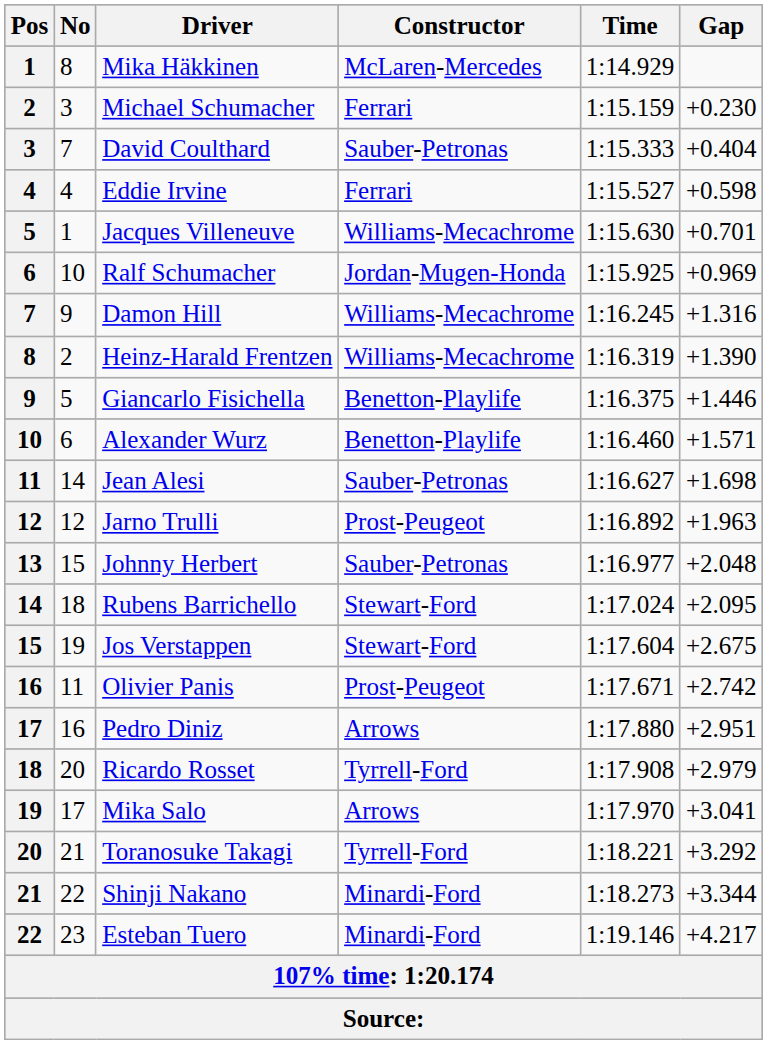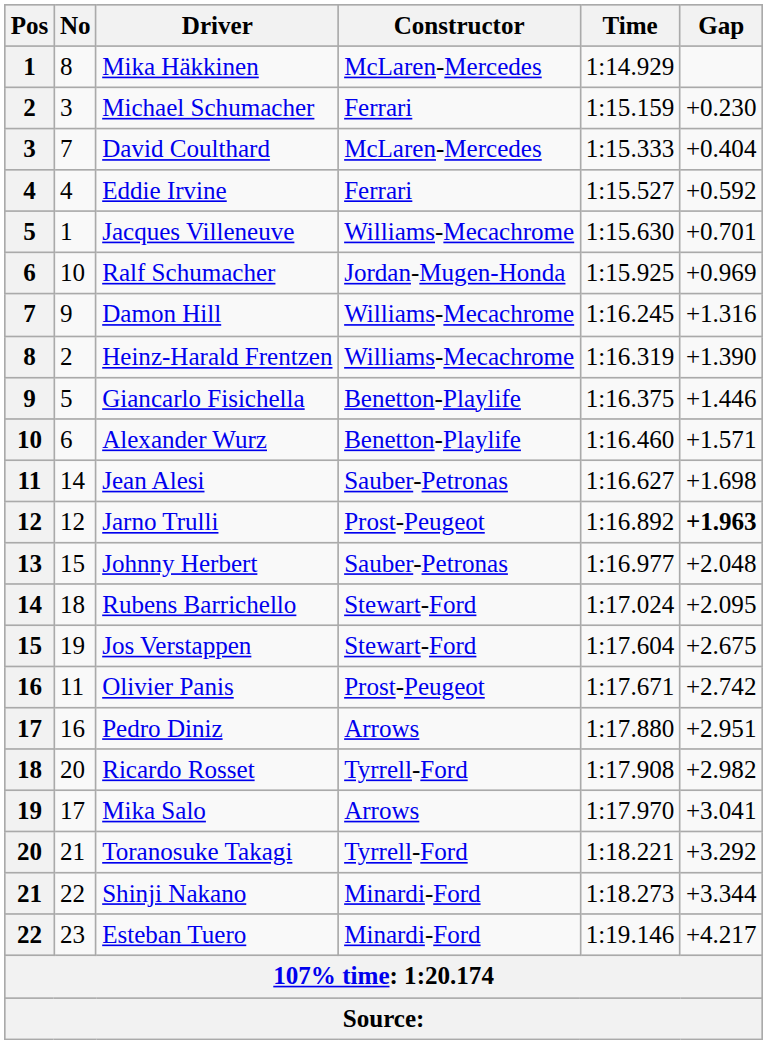(426, 149) Sauber-Petronas -> (443, 149) McLaren-Mercedes
(721, 190) +0.598 -> (721, 190) +0.592
(721, 521) normal -> (721, 521) bold
(721, 769) +2.979 -> (721, 769) +2.982
